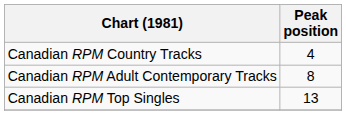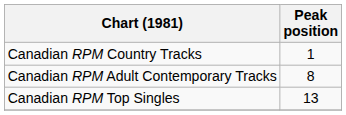(311, 53) 4 -> (311, 53) 1
